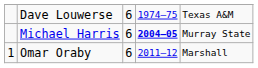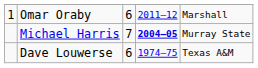rows swapped: (56, 53) <-> (66, 14)
(129, 33) 6 -> (129, 33) 7
